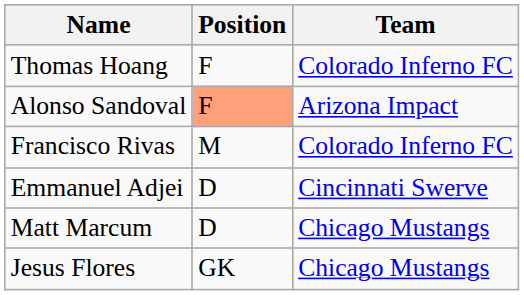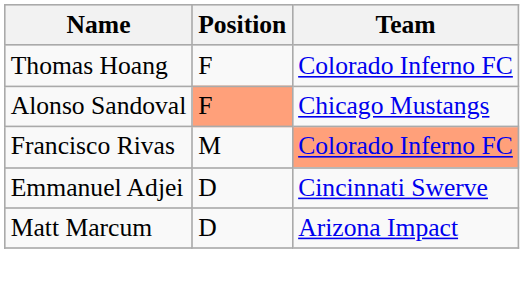(378, 106) Arizona Impact -> (394, 106) Chicago Mustangs
(406, 146) no background -> (406, 146) lightsalmon background
(394, 227) Chicago Mustangs -> (378, 227) Arizona Impact
- row: (73, 268)
